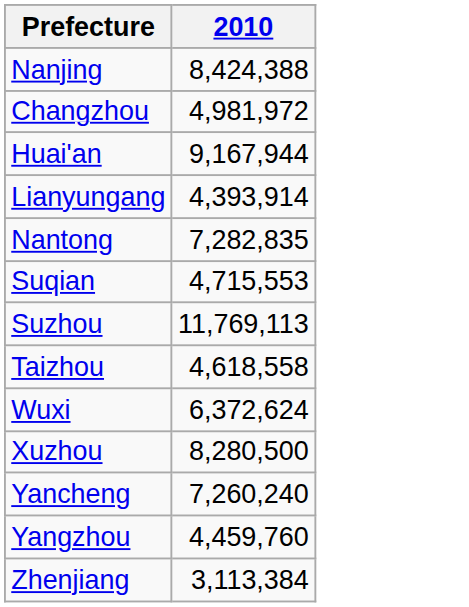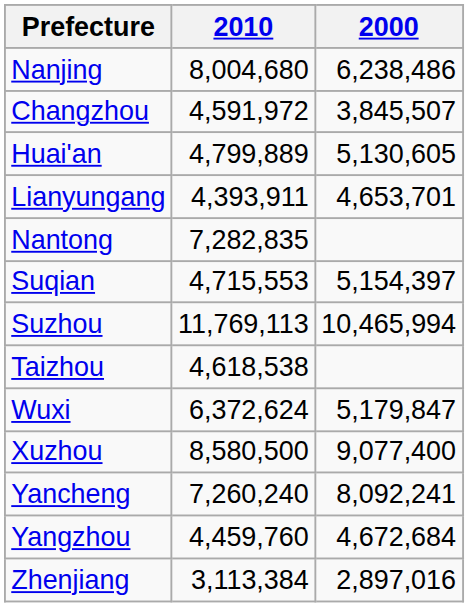+ column: (389, 27)
(249, 69) 8,424,388 -> (249, 69) 8,004,680
(249, 112) 4,981,972 -> (249, 112) 4,591,972
(249, 154) 9,167,944 -> (249, 154) 4,799,889
(249, 197) 4,393,914 -> (250, 197) 4,393,911
(249, 367) 4,618,558 -> (249, 367) 4,618,538
(249, 452) 8,280,500 -> (249, 452) 8,580,500
